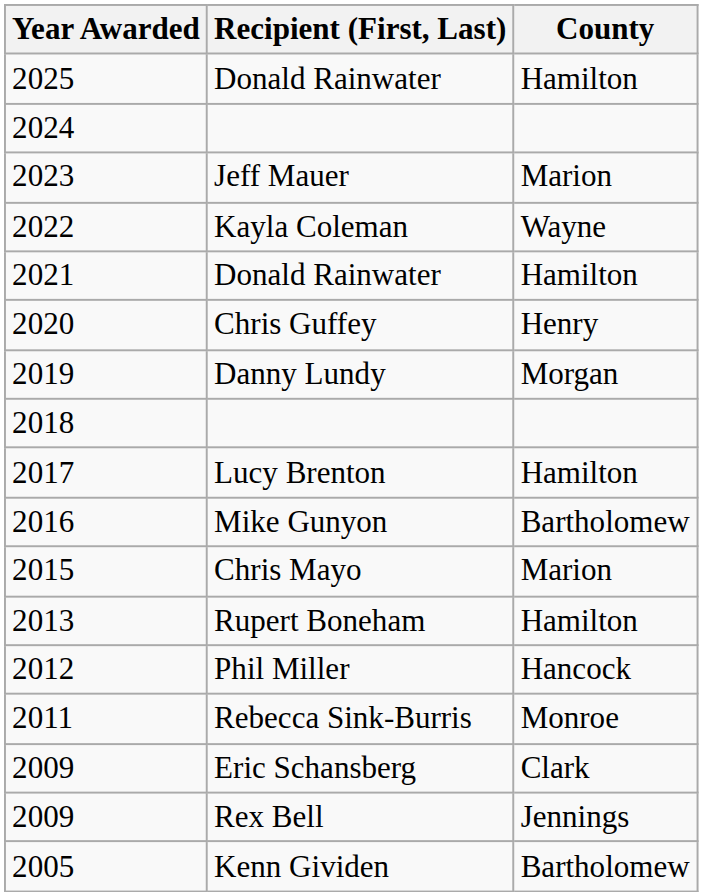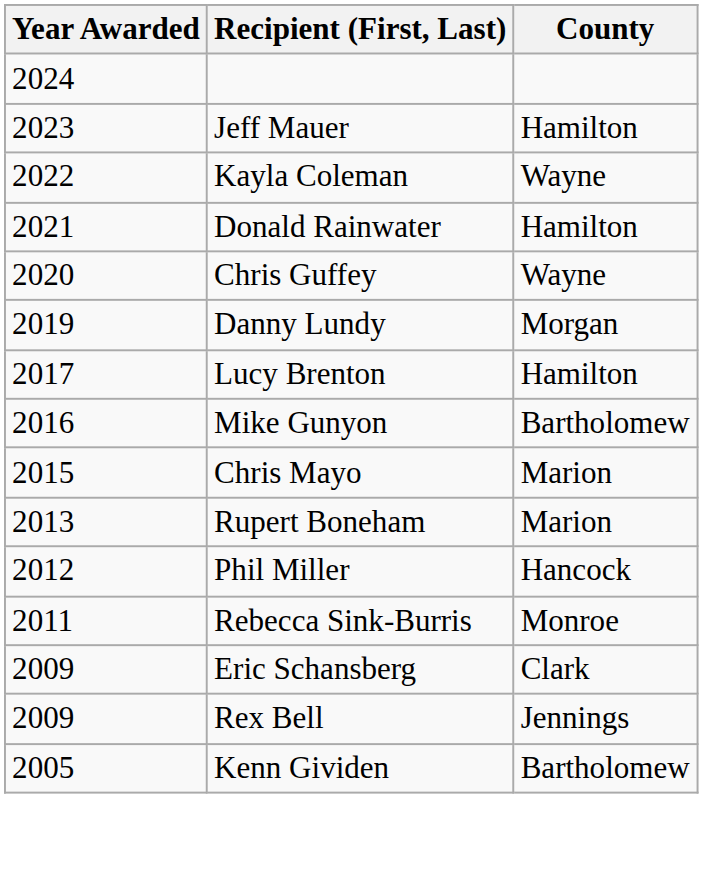- row: (43, 78)
(566, 176) Marion -> (579, 127) Hamilton
(559, 324) Henry -> (563, 275) Wayne
- row: (43, 422)
(579, 619) Hamilton -> (566, 521) Marion
